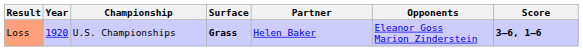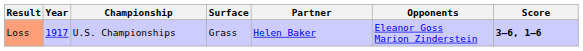(57, 33) 1920 -> (57, 33) 1917
(223, 33) bold -> (223, 33) normal
